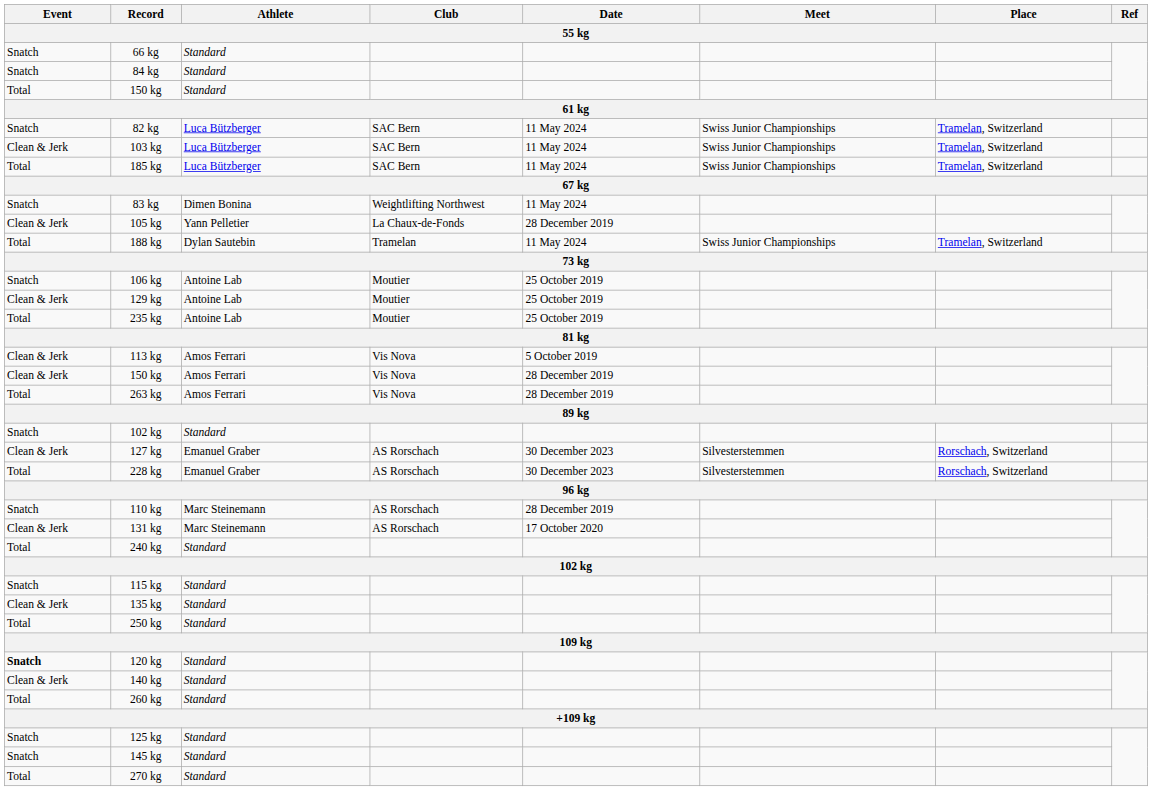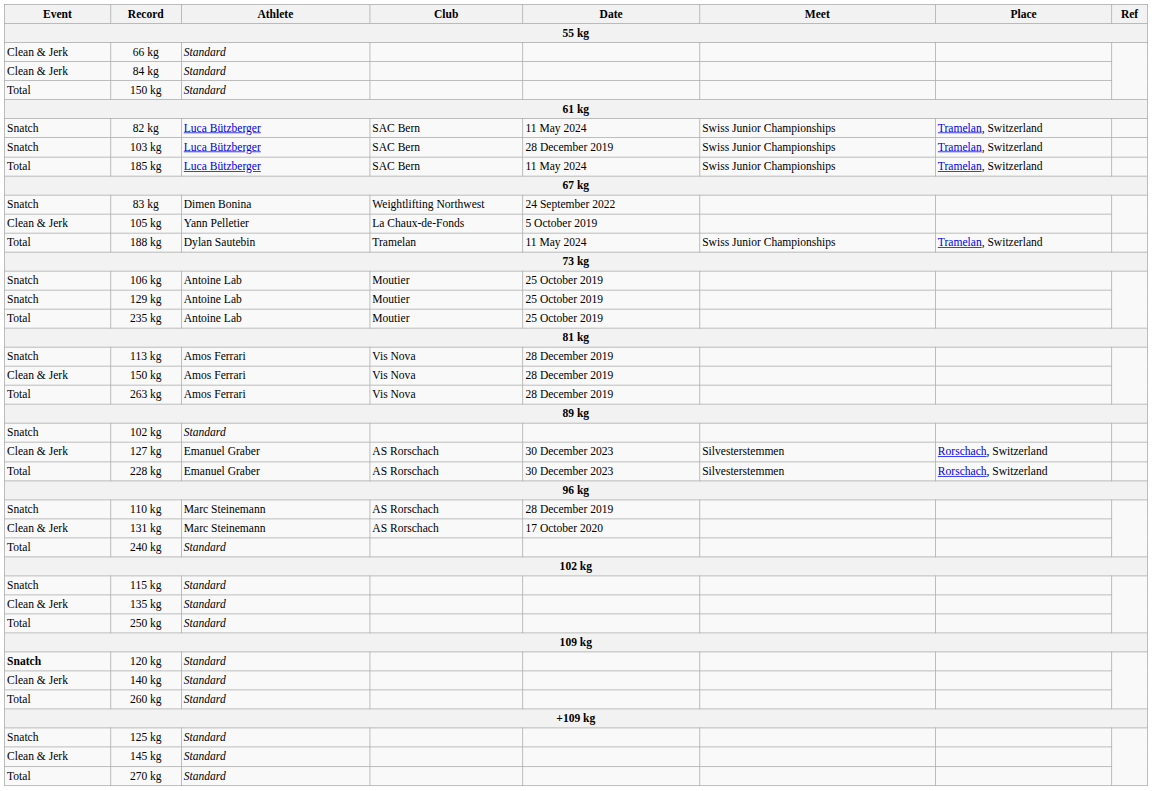(23, 52) Snatch -> (38, 52) Clean & Jerk
(23, 71) Snatch -> (38, 71) Clean & Jerk
(38, 147) Clean & Jerk -> (23, 147) Snatch
(556, 147) 11 May 2024 -> (569, 147) 28 December 2019
(556, 204) 11 May 2024 -> (570, 204) 24 September 2022
(569, 223) 28 December 2019 -> (561, 223) 5 October 2019
(38, 299) Clean & Jerk -> (23, 299) Snatch
(38, 357) Clean & Jerk -> (23, 357) Snatch
(561, 357) 5 October 2019 -> (569, 357) 28 December 2019
(23, 757) Snatch -> (38, 757) Clean & Jerk
